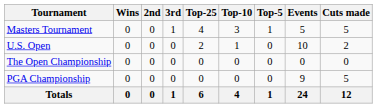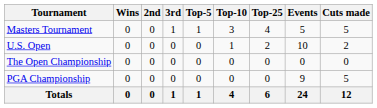columns swapped: (270, 12) <-> (201, 12)
